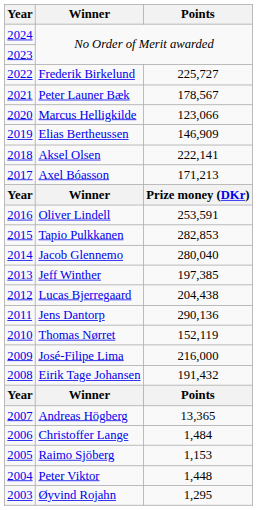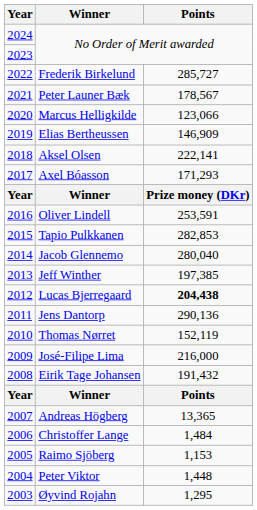(198, 74) 225,727 -> (198, 74) 285,727
(198, 174) 171,213 -> (198, 174) 171,293
(198, 295) normal -> (198, 295) bold
